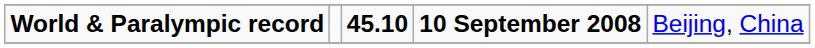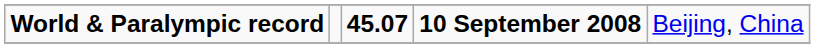(377, 23) 45.10 -> (377, 23) 45.07
